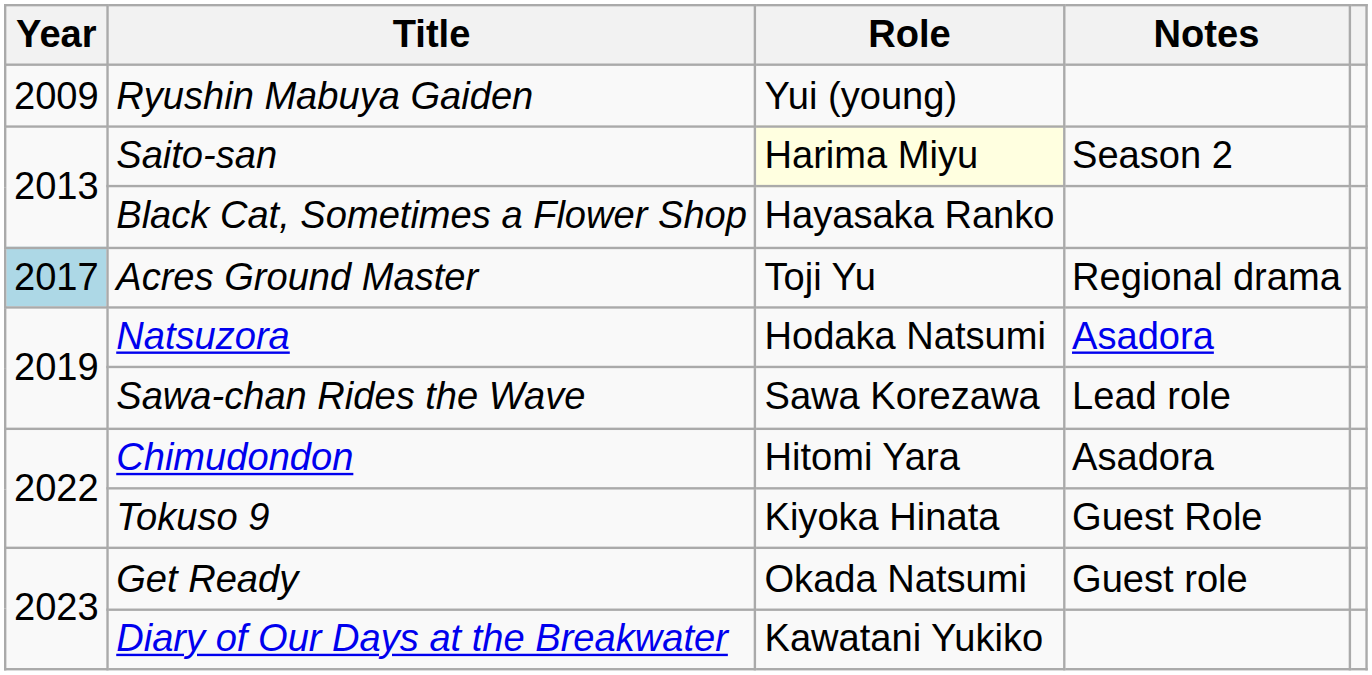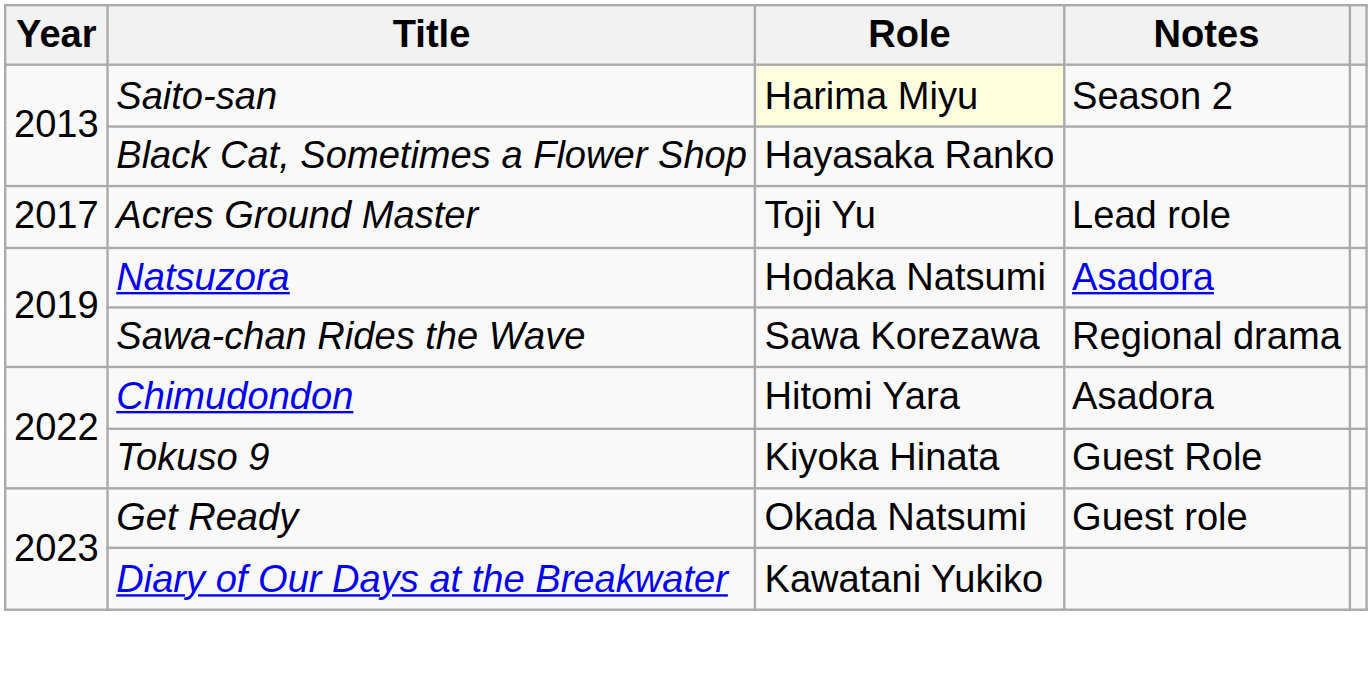- row: (325, 95)
(56, 276) lightblue background -> (56, 215) no background
(1206, 276) Regional drama -> (1151, 215) Lead role
(1151, 397) Lead role -> (1206, 336) Regional drama
